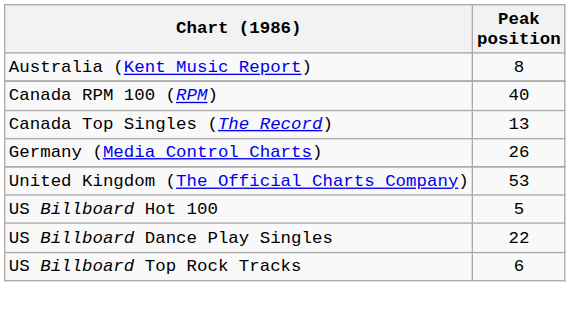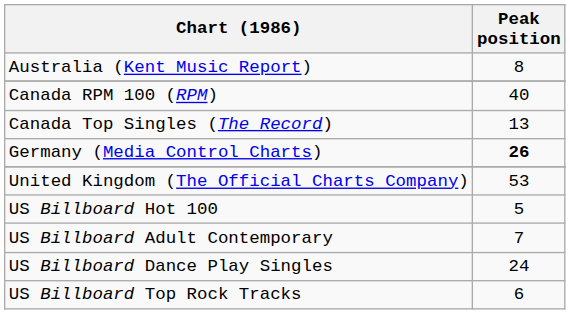(519, 153) normal -> (519, 153) bold
+ row: (171, 238)
(519, 238) 22 -> (519, 266) 24
